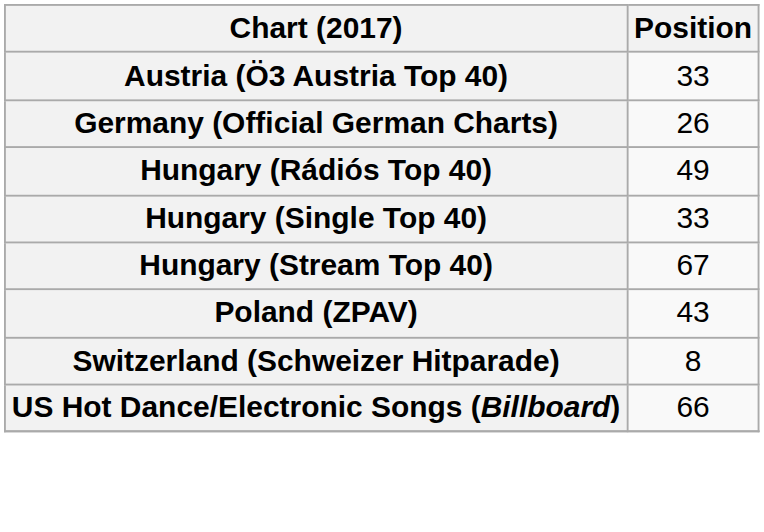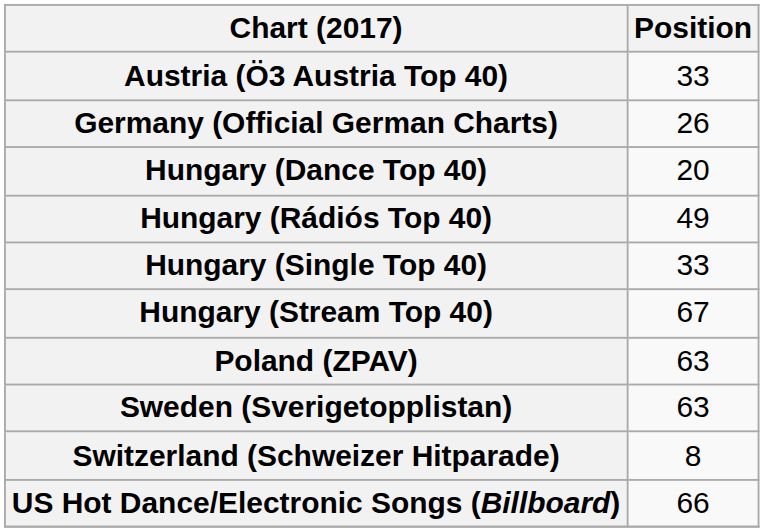+ row: (316, 170)
(693, 312) 43 -> (693, 360) 63
+ row: (316, 407)
